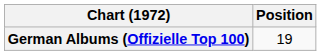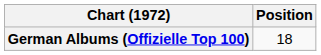(284, 38) 19 -> (284, 38) 18
